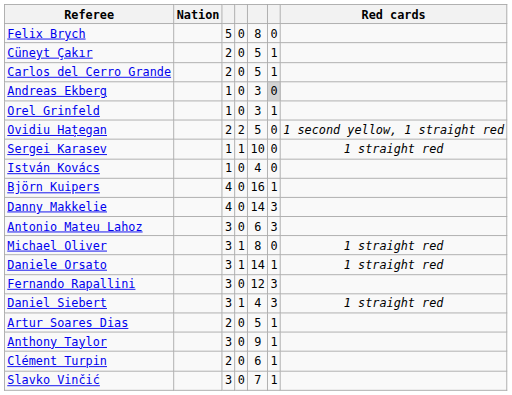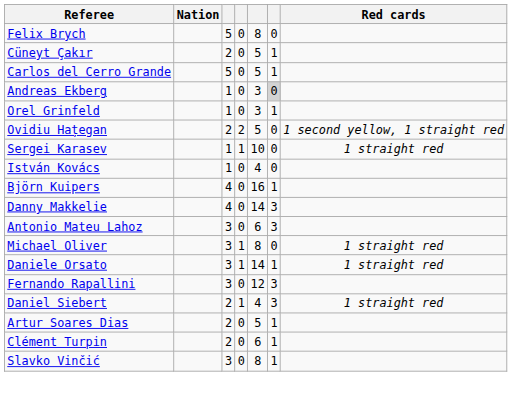(229, 72) 2 -> (229, 72) 5
(229, 303) 3 -> (229, 303) 2
- row: (57, 342)
(258, 380) 7 -> (258, 361) 8
